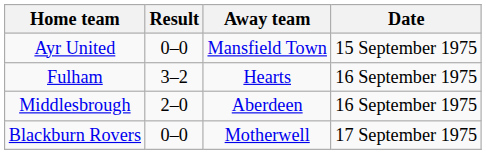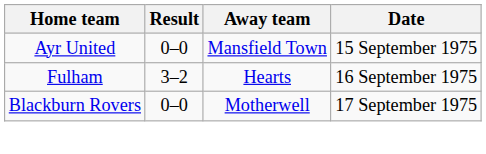- row: (75, 105)
